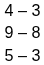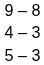rows swapped: (23, 33) <-> (23, 11)
